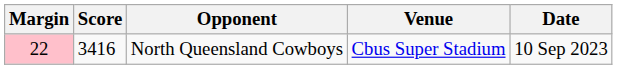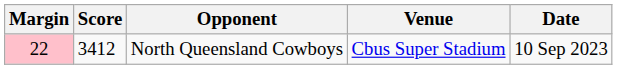(97, 49) 3416 -> (97, 49) 3412
